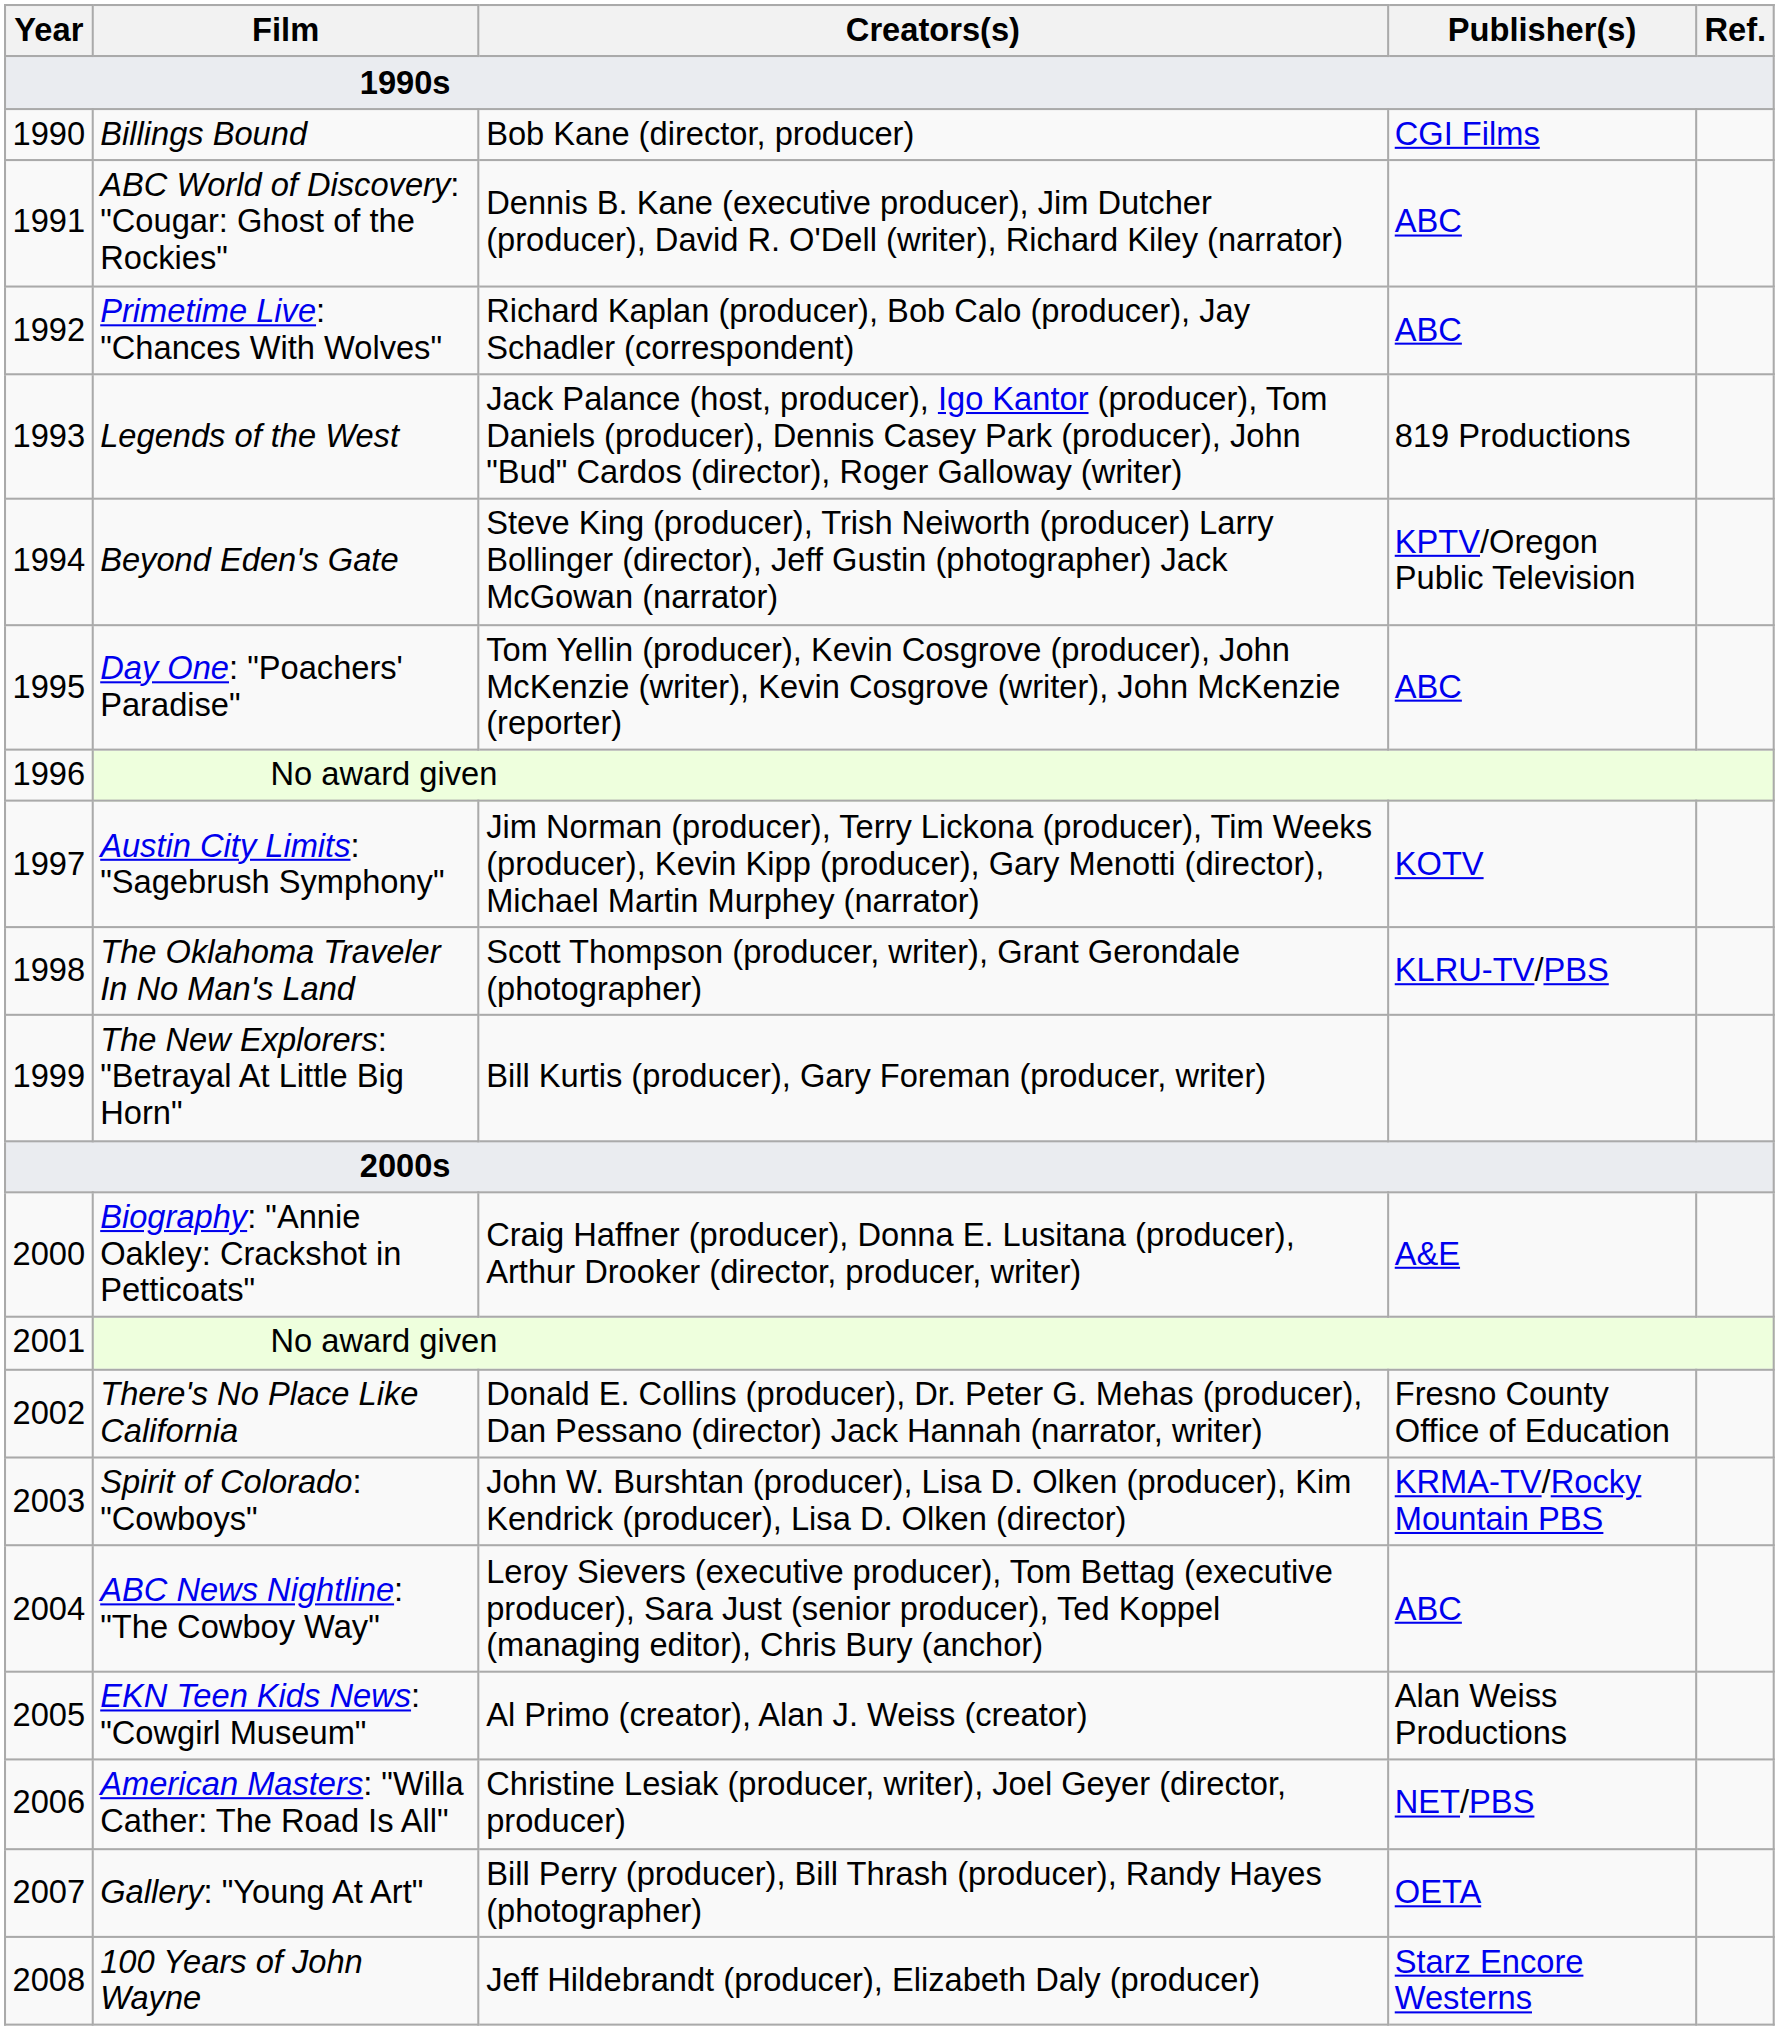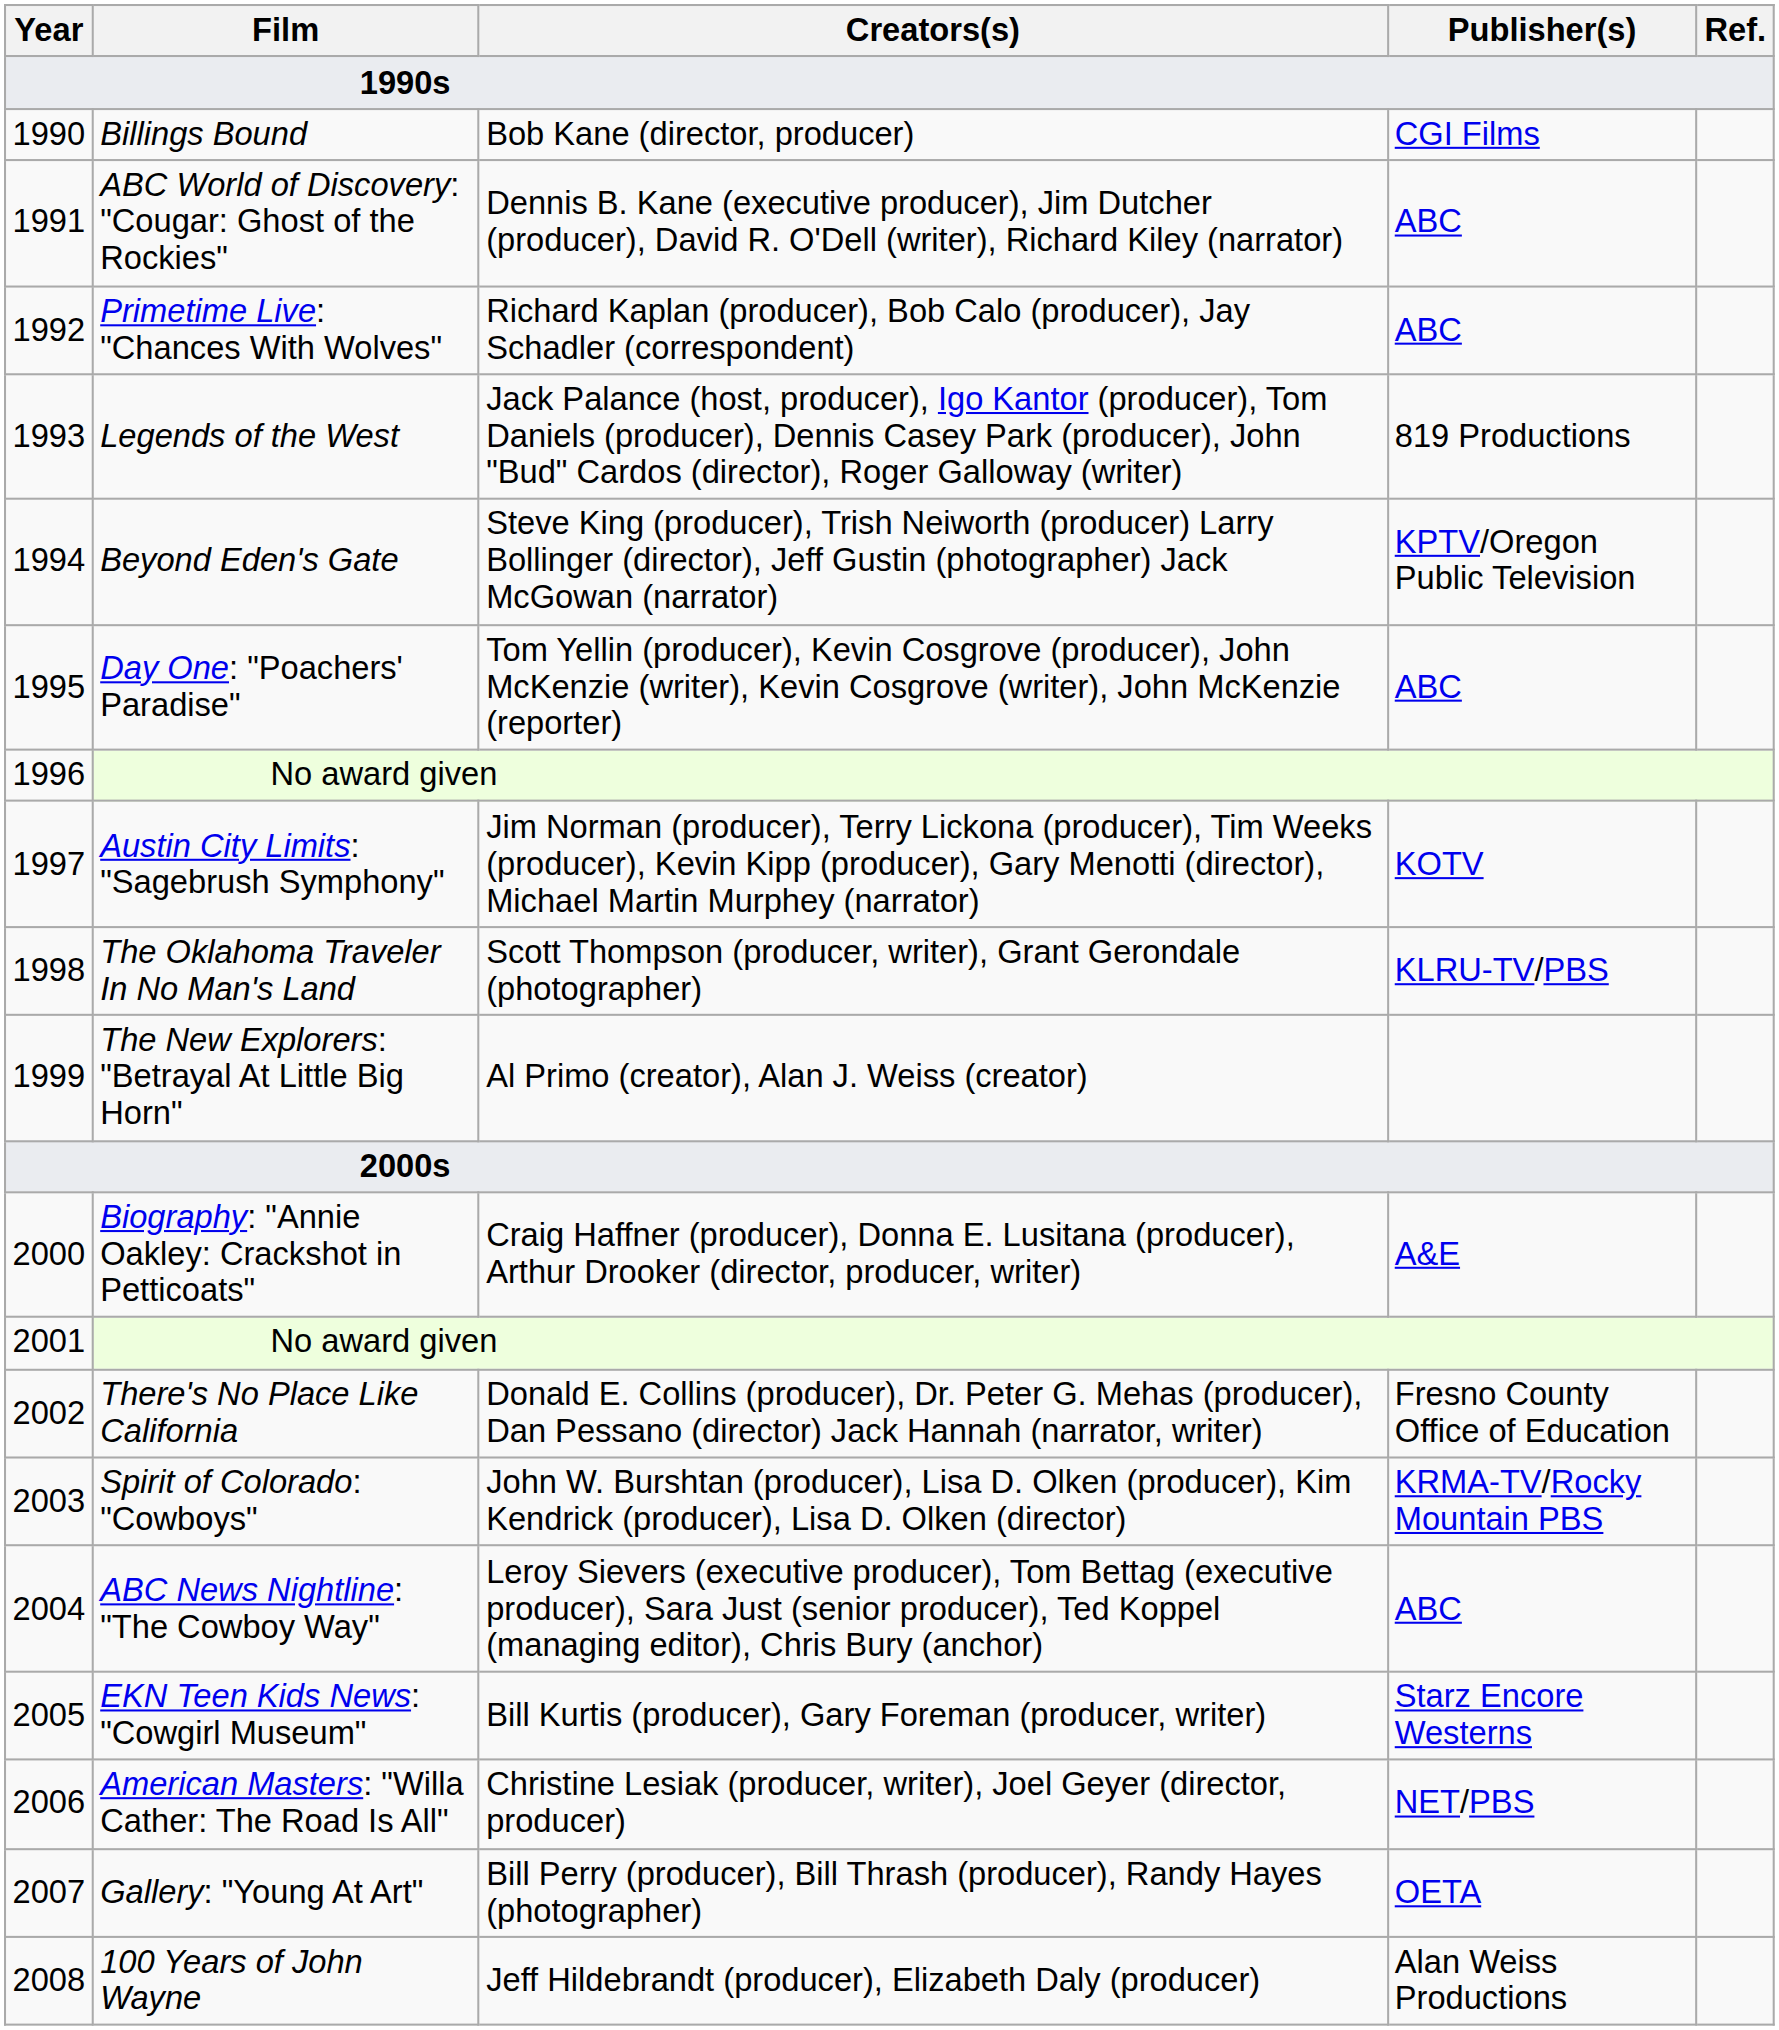(876, 1077) Bill Kurtis (producer), Gary Foreman (producer, writer) -> (787, 1077) Al Primo (creator), Alan J. Weiss (creator)
(787, 1714) Al Primo (creator), Alan J. Weiss (creator) -> (876, 1714) Bill Kurtis (producer), Gary Foreman (producer, writer)
(1481, 1714) Alan Weiss Productions -> (1489, 1714) Starz Encore Westerns
(1489, 1980) Starz Encore Westerns -> (1481, 1980) Alan Weiss Productions
